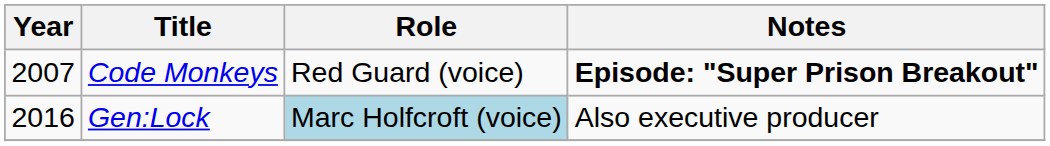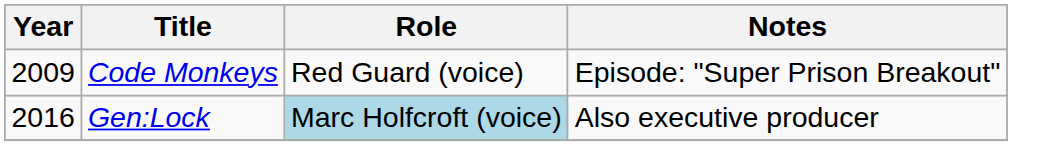(43, 72) 2007 -> (43, 72) 2009
(807, 72) bold -> (788, 72) normal
